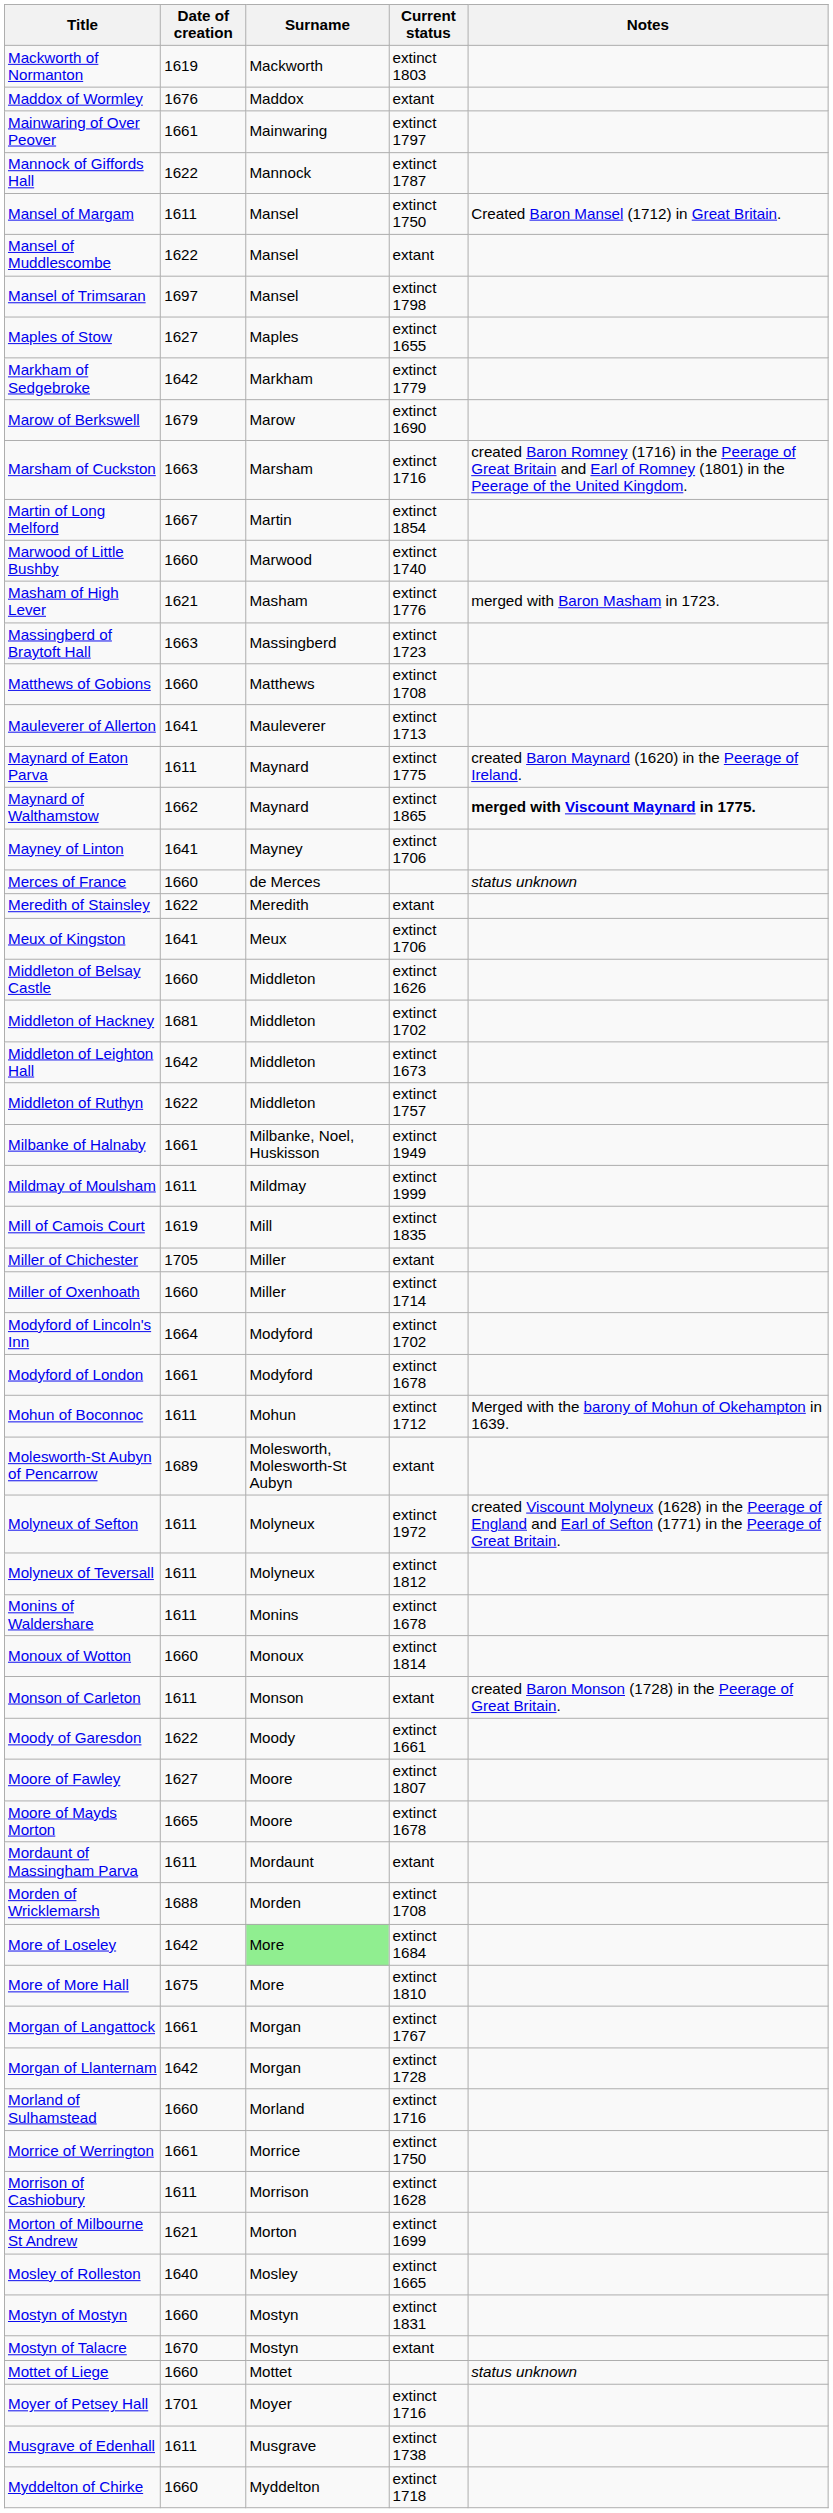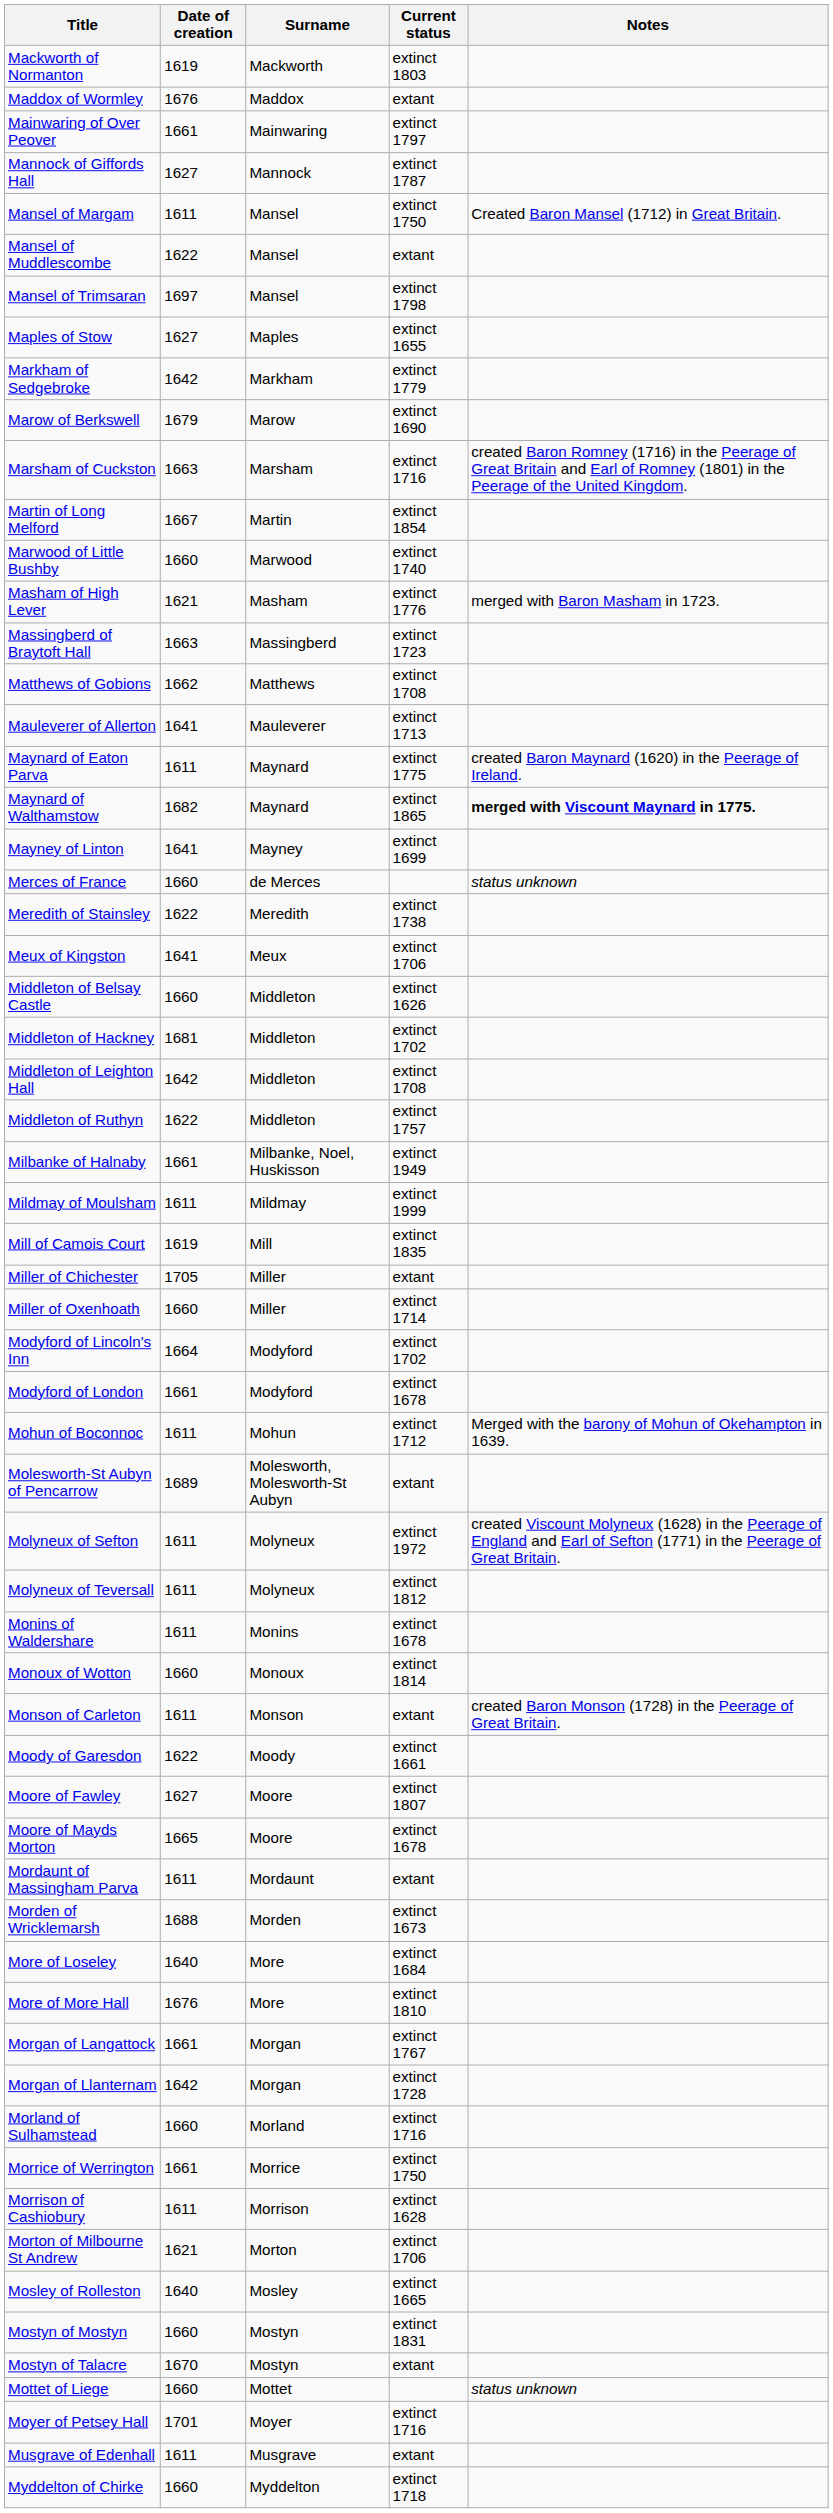(181, 172) 1622 -> (181, 172) 1627
(181, 684) 1660 -> (181, 684) 1662
(181, 808) 1662 -> (181, 808) 1682
(414, 849) extinct 1706 -> (414, 849) extinct 1699
(413, 905) extant -> (414, 914) extinct 1738
(414, 1062) extinct 1673 -> (414, 1079) extinct 1708
(414, 1903) extinct 1708 -> (414, 1920) extinct 1673
(181, 1944) 1642 -> (181, 1961) 1640
(267, 1944) lightgreen background -> (267, 1961) no background
(181, 1985) 1675 -> (181, 2003) 1676
(414, 2233) extinct 1699 -> (414, 2250) extinct 1706
(414, 2446) extinct 1738 -> (413, 2454) extant
